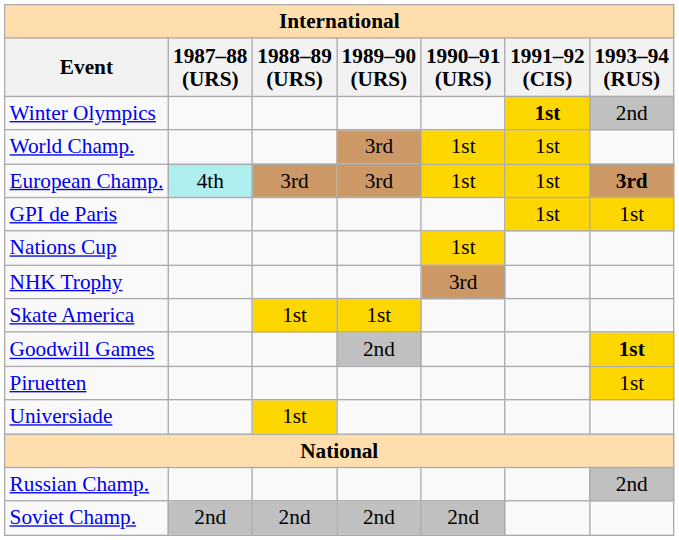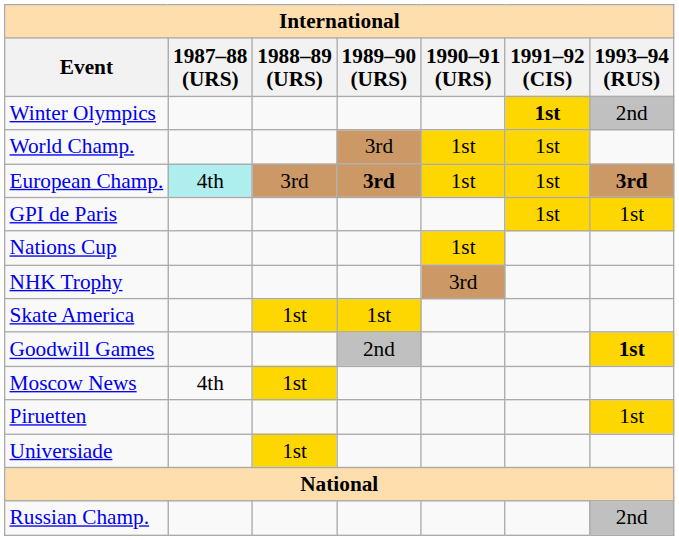(379, 180) normal -> (379, 180) bold
+ row: (73, 382)
- row: (73, 517)
